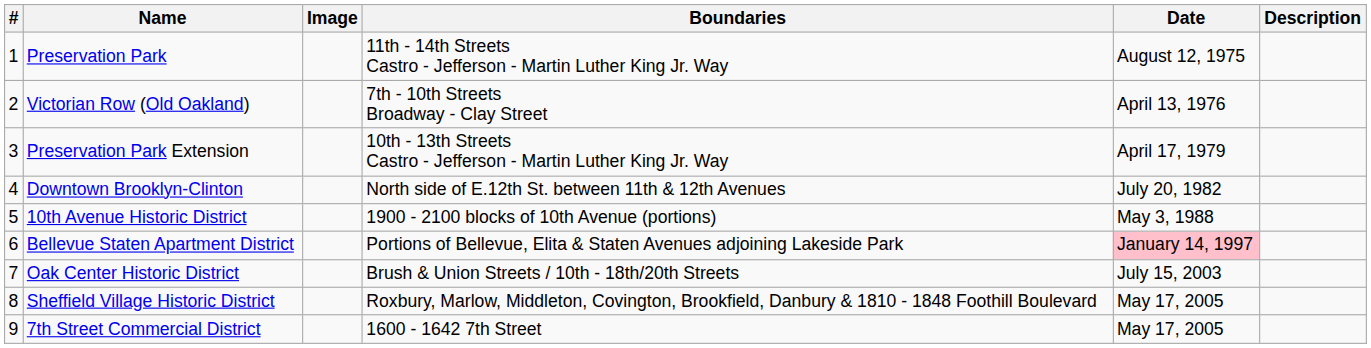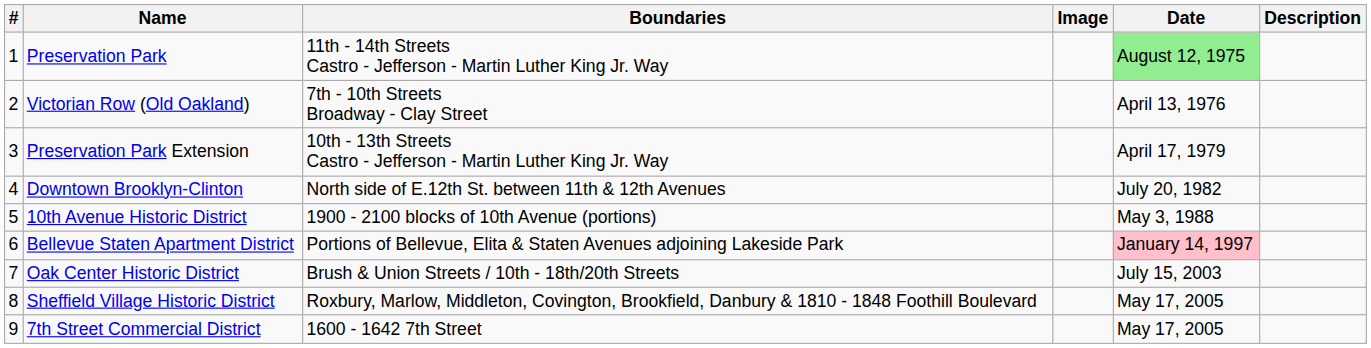columns swapped: (332, 18) <-> (738, 18)
(1181, 56) no background -> (1181, 56) lightgreen background
